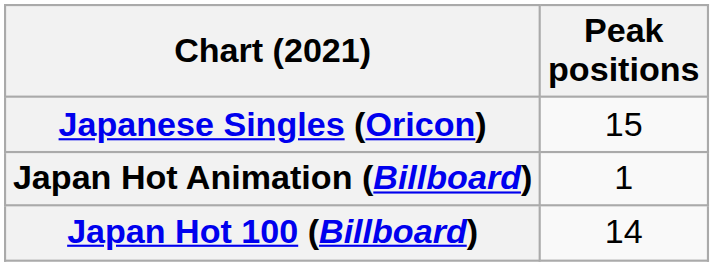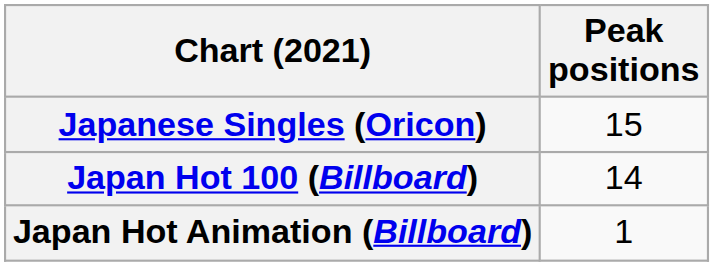rows swapped: (273, 232) <-> (273, 177)
